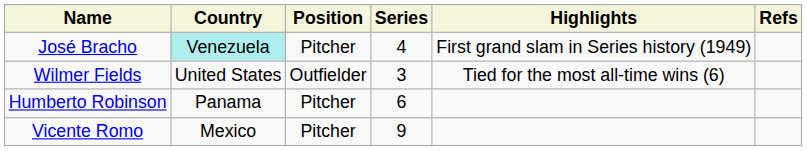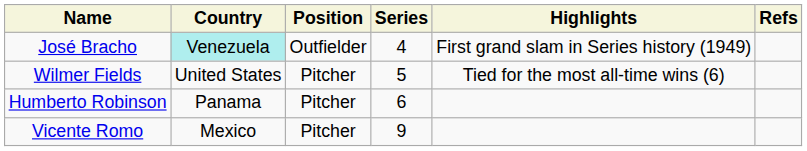(328, 46) Pitcher -> (328, 46) Outfielder
(328, 74) Outfielder -> (328, 74) Pitcher
(401, 74) 3 -> (401, 74) 5
